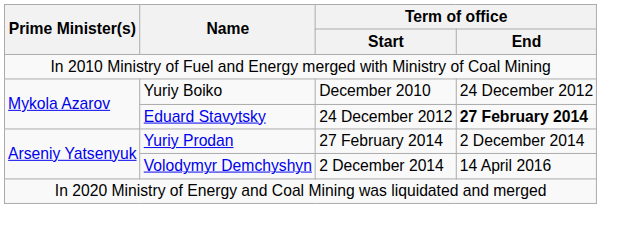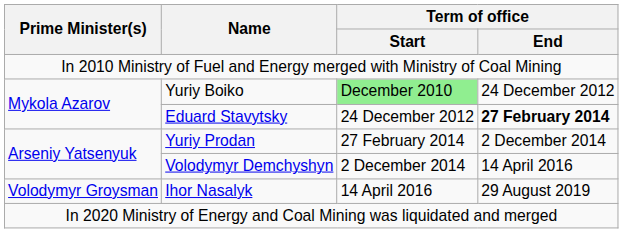(375, 91) no background -> (396, 91) lightgreen background
+ row: (209, 191)
